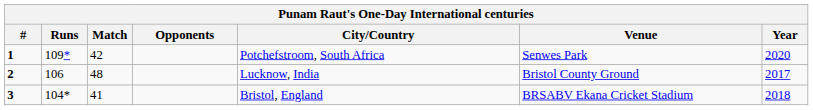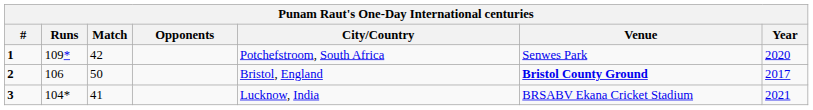(96, 74) 48 -> (96, 74) 50
(280, 74) Lucknow, India -> (281, 74) Bristol, England
(581, 74) normal -> (585, 74) bold
(281, 94) Bristol, England -> (280, 94) Lucknow, India
(778, 94) 2018 -> (778, 94) 2021
